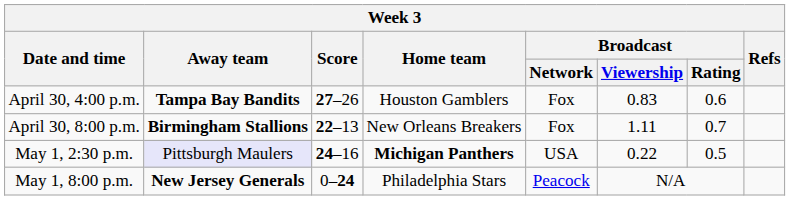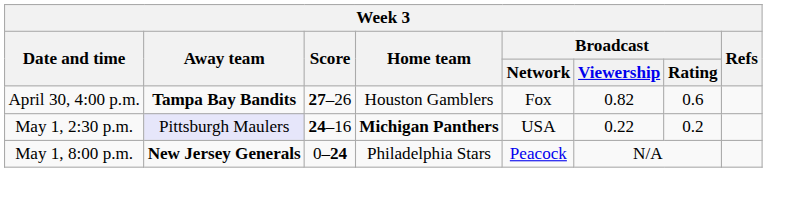(642, 99) 0.83 -> (619, 99) 0.82
- row: (74, 126)
(716, 153) 0.5 -> (693, 126) 0.2
